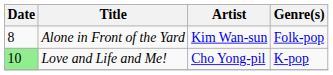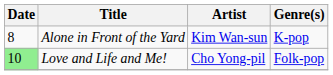(299, 37) Folk-pop -> (291, 37) K-pop
(291, 59) K-pop -> (299, 59) Folk-pop
